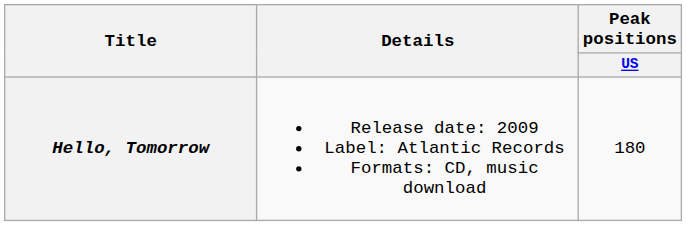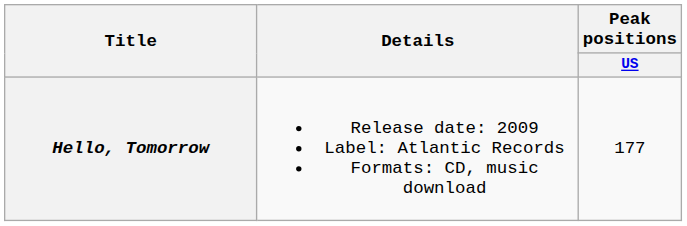(630, 148) 180 -> (630, 148) 177
